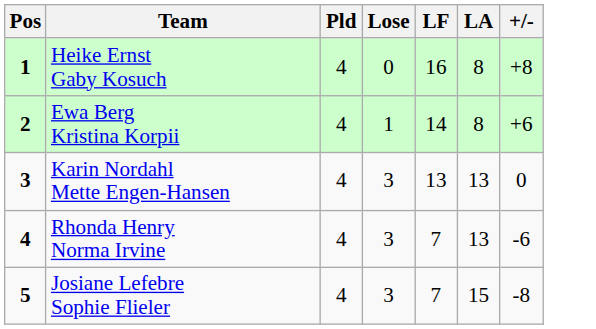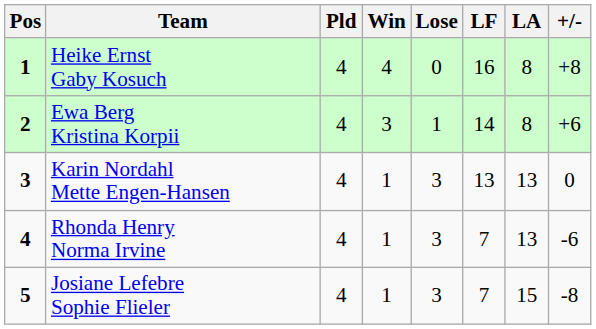+ column: (387, 21)
